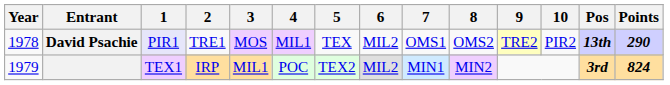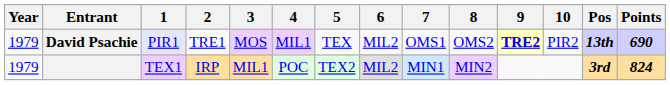(23, 41) 1978 -> (23, 41) 1979
(519, 41) normal -> (521, 41) bold
(639, 41) 290 -> (641, 41) 690
